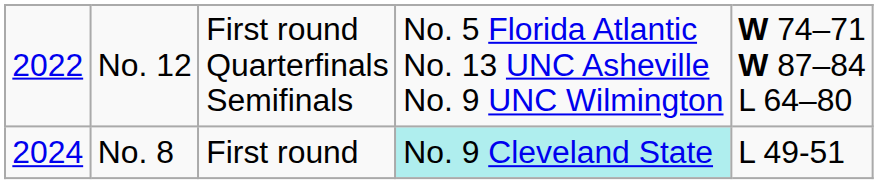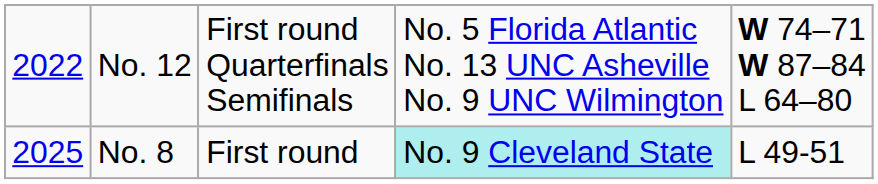(48, 151) 2024 -> (48, 151) 2025
